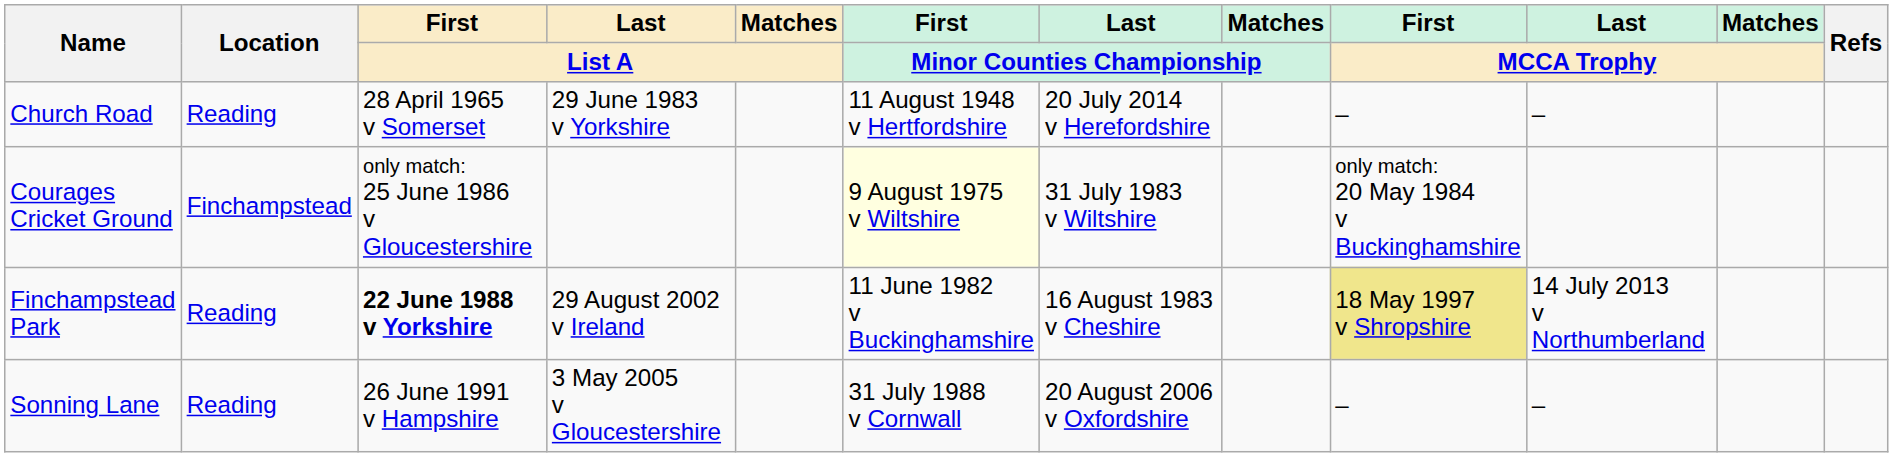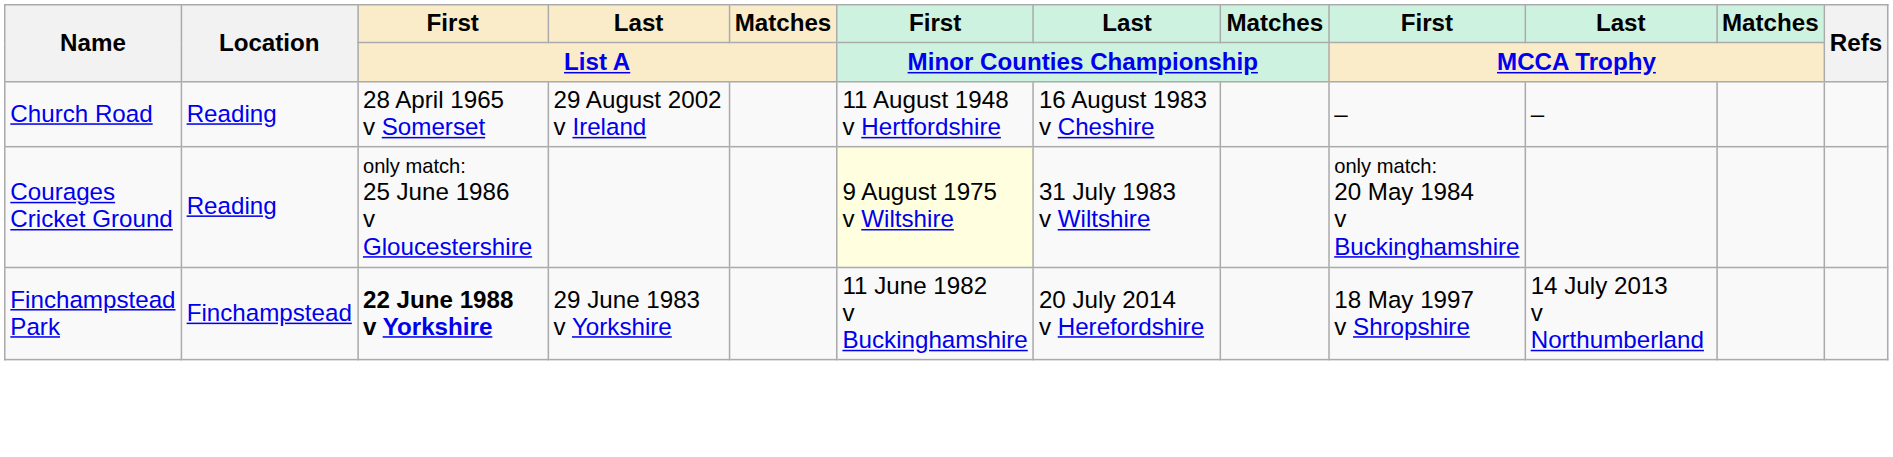(625, 113) 29 June 1983 v Yorkshire -> (638, 113) 29 August 2002 v Ireland
(1128, 113) 20 July 2014 v Herefordshire -> (1123, 113) 16 August 1983 v Cheshire
(269, 206) Finchampstead -> (232, 206) Reading
(232, 312) Reading -> (269, 312) Finchampstead
(636, 312) 29 August 2002 v Ireland -> (627, 312) 29 June 1983 v Yorkshire
(1129, 312) 16 August 1983 v Cheshire -> (1122, 312) 20 July 2014 v Herefordshire
(1405, 312) khaki background -> (1404, 312) no background
- row: (85, 405)
